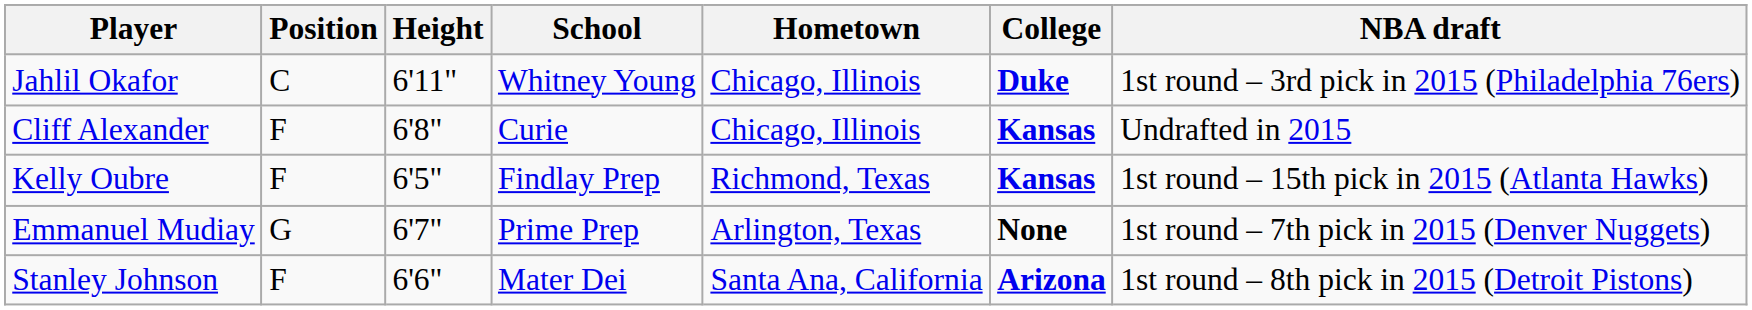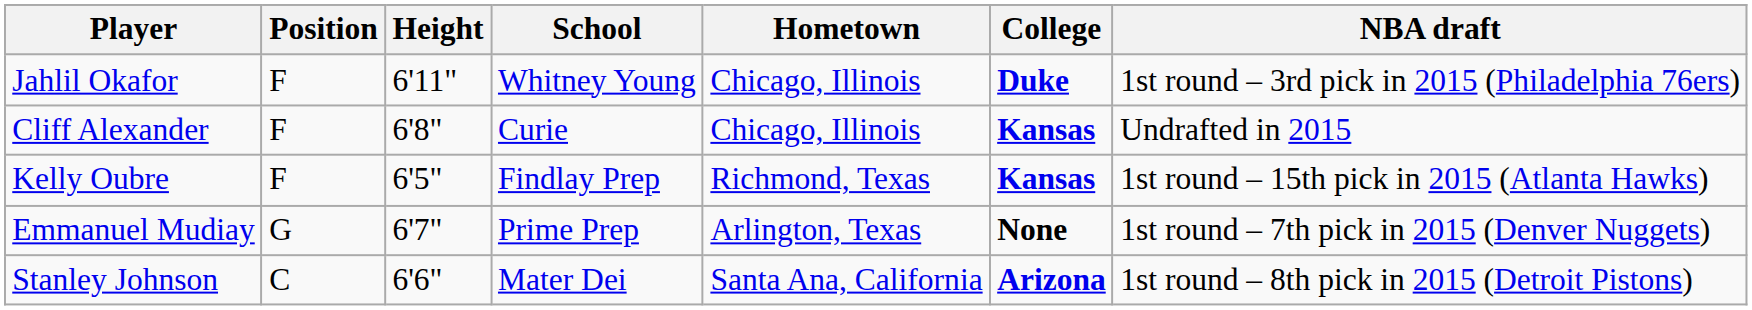(280, 79) C -> (278, 79) F
(278, 279) F -> (280, 279) C
